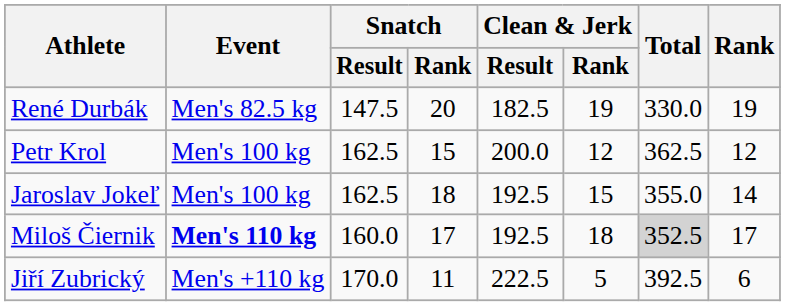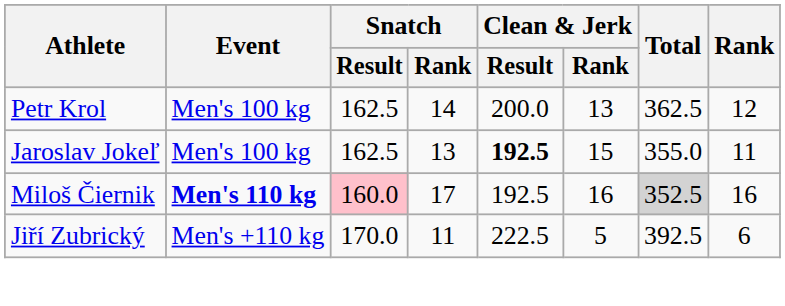- row: (79, 108)
(443, 151) 15 -> (443, 108) 14
(600, 151) 12 -> (600, 108) 13
(443, 193) 18 -> (443, 151) 13
(520, 193) normal -> (520, 151) bold
(744, 193) 14 -> (744, 151) 11
(369, 236) no background -> (369, 193) pink background
(600, 236) 18 -> (600, 193) 16
(744, 236) 17 -> (744, 193) 16
